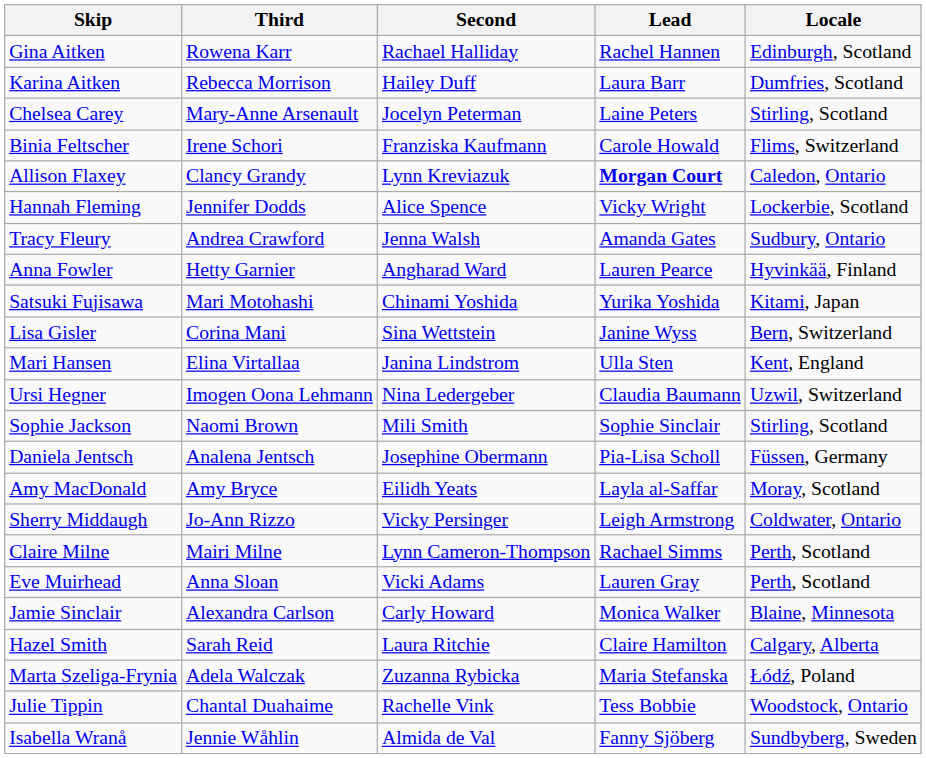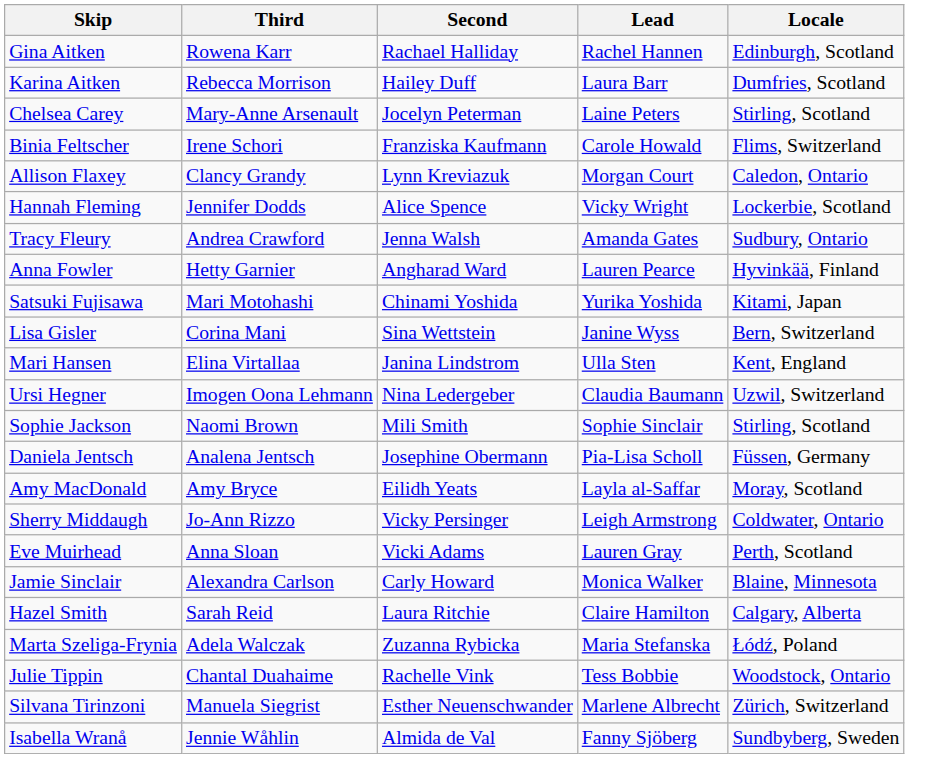(661, 176) bold -> (638, 176) normal
- row: (59, 550)
+ row: (77, 706)
